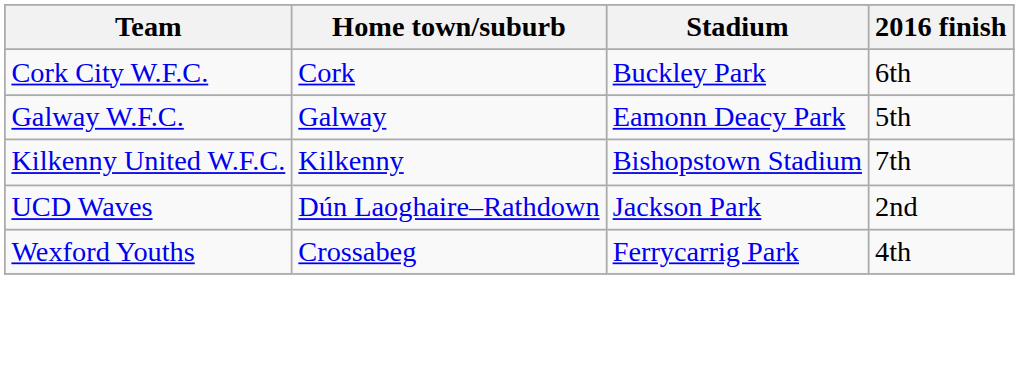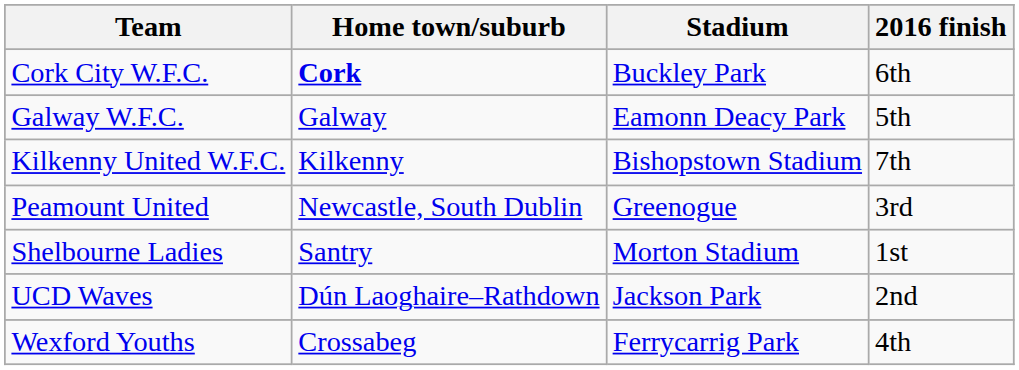(327, 71) normal -> (330, 71) bold
+ row: (110, 206)
+ row: (117, 251)
